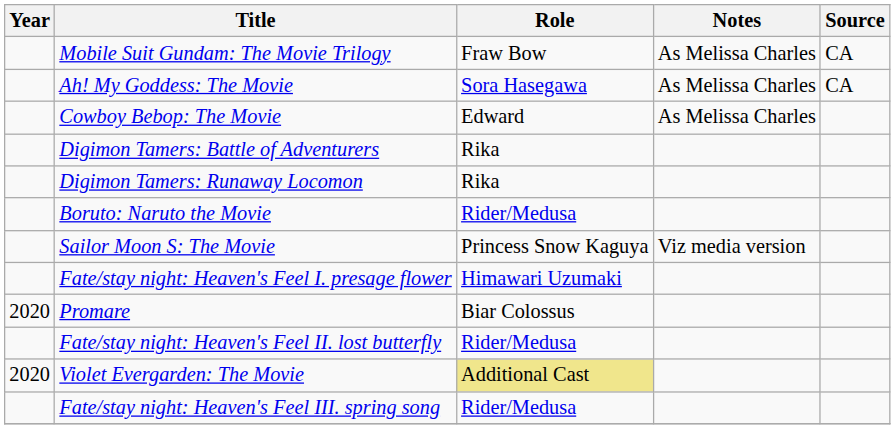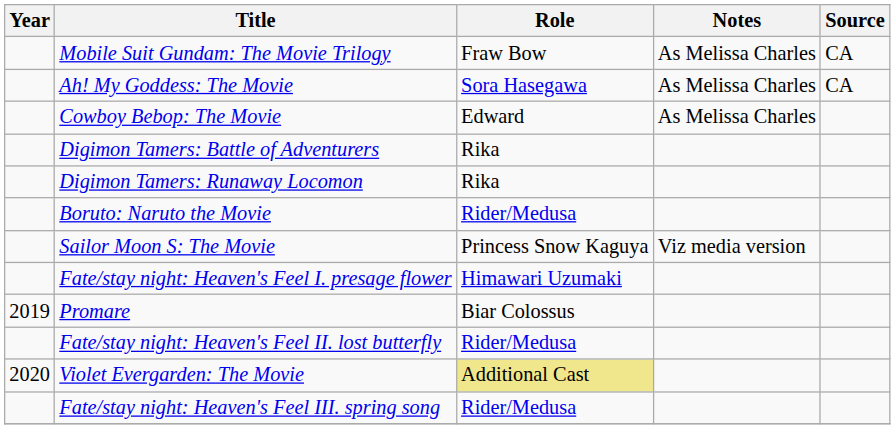(30, 310) 2020 -> (30, 310) 2019
